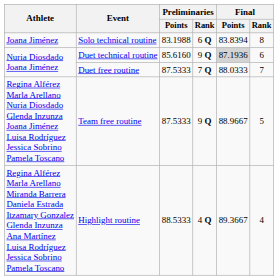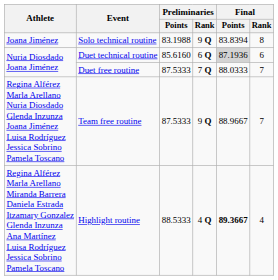(205, 40) 6 Q -> (205, 40) 9 Q
(205, 55) 9 Q -> (205, 55) 6 Q
(262, 121) 5 -> (262, 121) 7
(233, 221) normal -> (233, 221) bold
